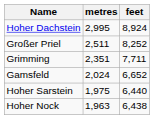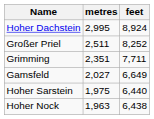(97, 75) 2,024 -> (97, 75) 2,027
(135, 75) 6,652 -> (135, 75) 6,649
